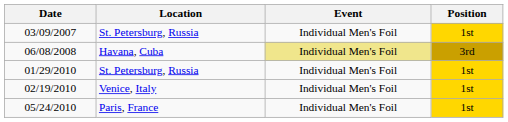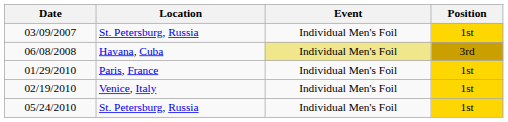(149, 70) St. Petersburg, Russia -> (129, 70) Paris, France
(129, 108) Paris, France -> (149, 108) St. Petersburg, Russia
